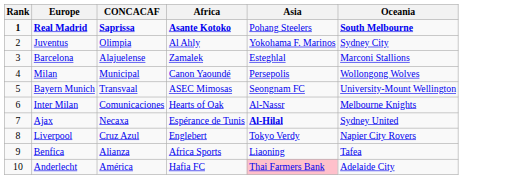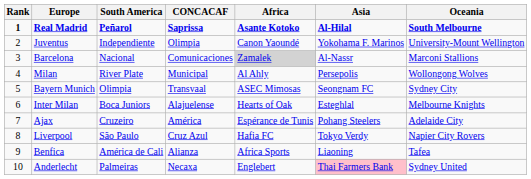+ column: (131, 12)
(281, 27) Pohang Steelers -> (335, 27) Al-Hilal
(184, 43) Al Ahly -> (268, 43) Canon Yaoundé
(364, 43) Sydney City -> (467, 43) University-Mount Wellington
(122, 58) Alajuelense -> (200, 58) Comunicaciones
(186, 58) no background -> (254, 58) lightgrey background
(267, 58) Esteghlal -> (335, 58) Al-Nassr
(200, 74) Canon Yaoundé -> (253, 74) Al Ahly
(398, 89) University-Mount Wellington -> (433, 89) Sydney City
(132, 105) Comunicaciones -> (191, 105) Alajuelense
(267, 105) Al-Nassr -> (336, 105) Esteghlal
(114, 120) Necaxa -> (185, 120) América
(266, 120) Al-Hilal -> (349, 120) Pohang Steelers
(369, 120) Sydney United -> (436, 120) Adelaide City
(188, 136) Englebert -> (255, 136) Hafia FC
(116, 167) América -> (182, 167) Necaxa
(187, 167) Hafia FC -> (256, 167) Englebert
(367, 167) Adelaide City -> (438, 167) Sydney United
